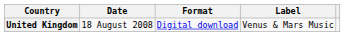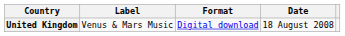columns swapped: (117, 11) <-> (288, 11)
